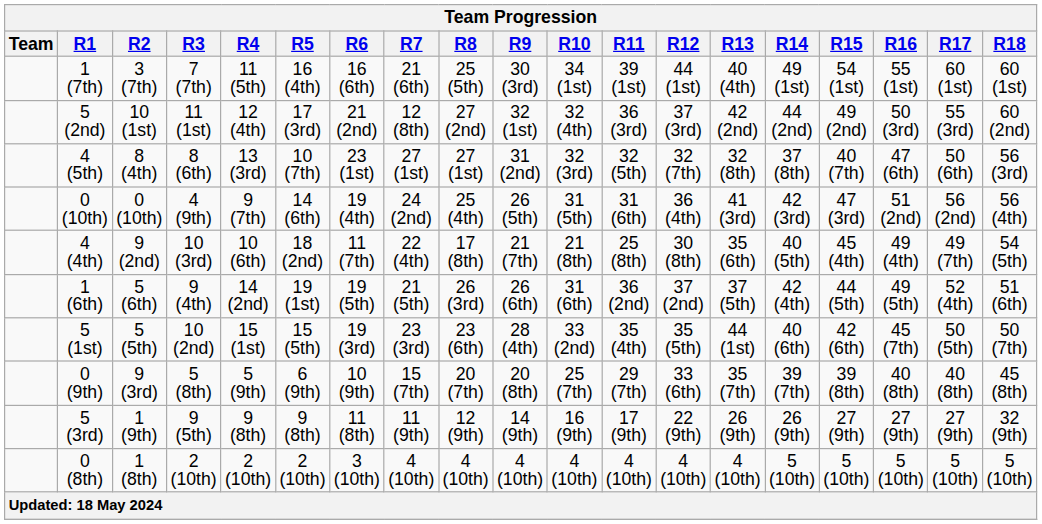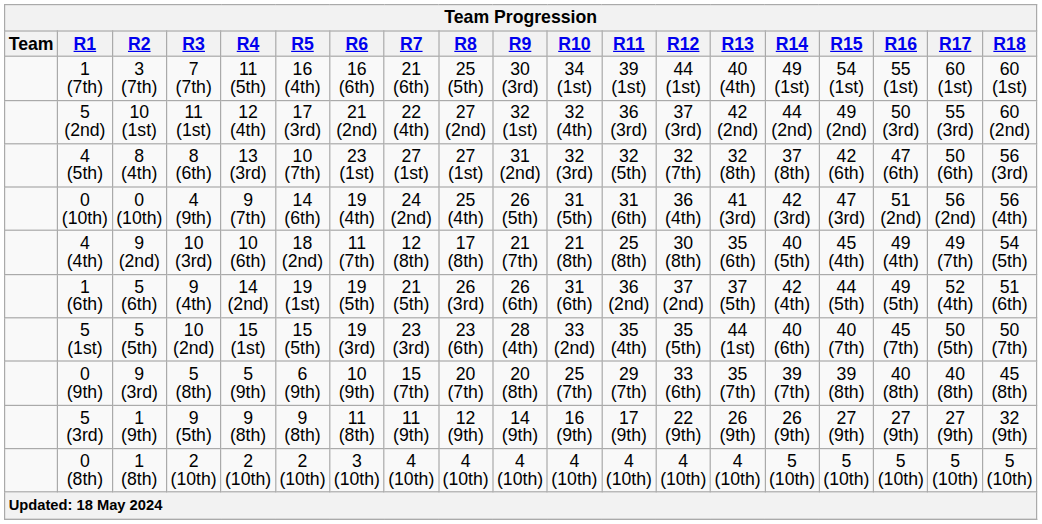(411, 121) 12 (8th) -> (411, 121) 22 (4th)
(846, 165) 40 (7th) -> (846, 165) 42 (6th)
(411, 252) 22 (4th) -> (411, 252) 12 (8th)
(846, 339) 42 (6th) -> (846, 339) 40 (7th)
